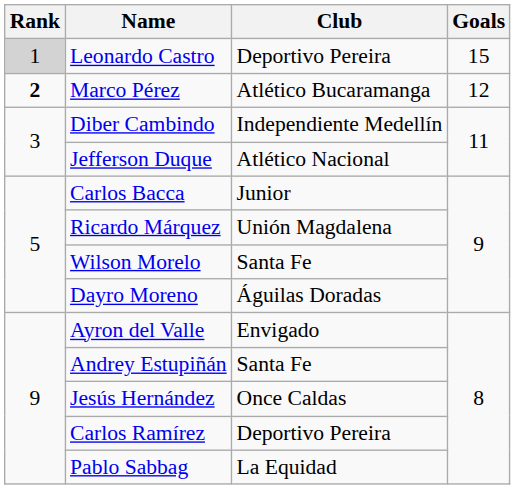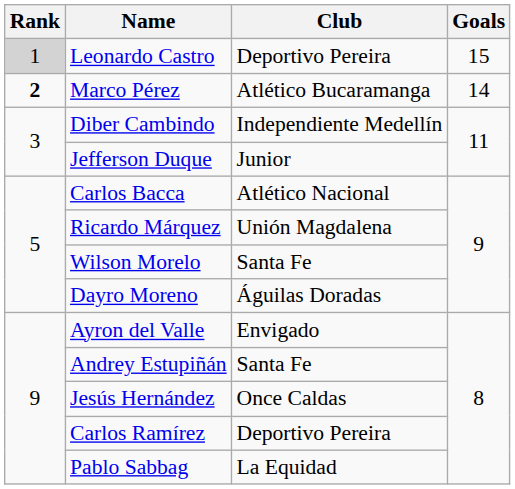(479, 90) 12 -> (479, 90) 14
(313, 158) Atlético Nacional -> (264, 158) Junior
(264, 192) Junior -> (313, 192) Atlético Nacional
